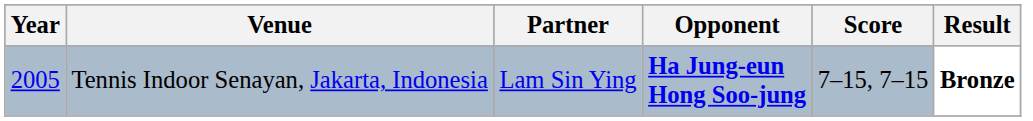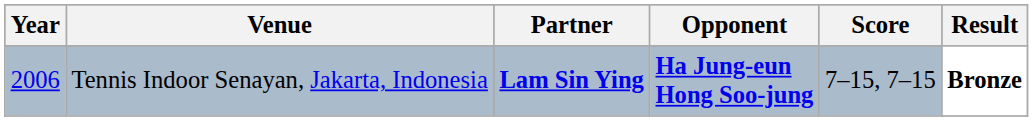(35, 80) 2005 -> (35, 80) 2006
(568, 80) normal -> (572, 80) bold
